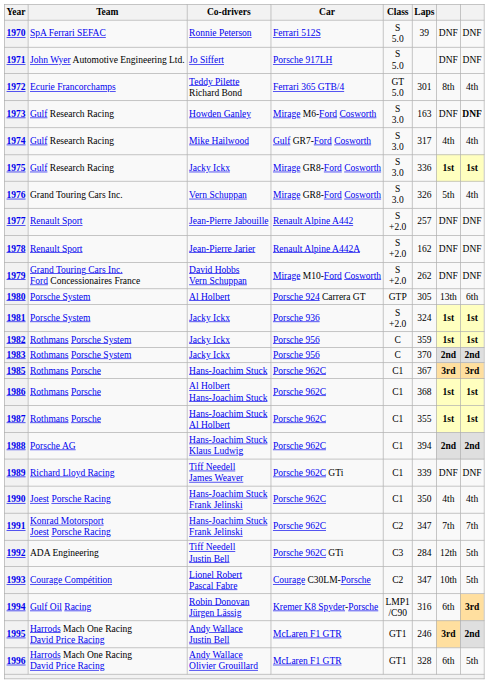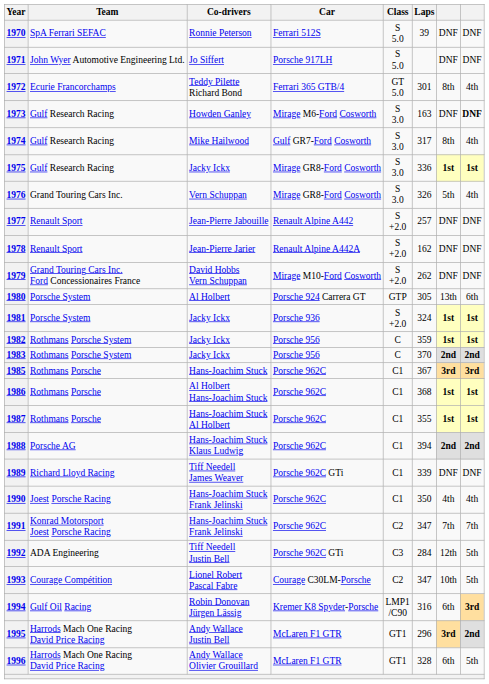(448, 141) 4th -> (448, 141) 8th
(424, 634) 246 -> (424, 634) 296
